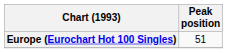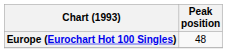(201, 39) 51 -> (201, 39) 48
